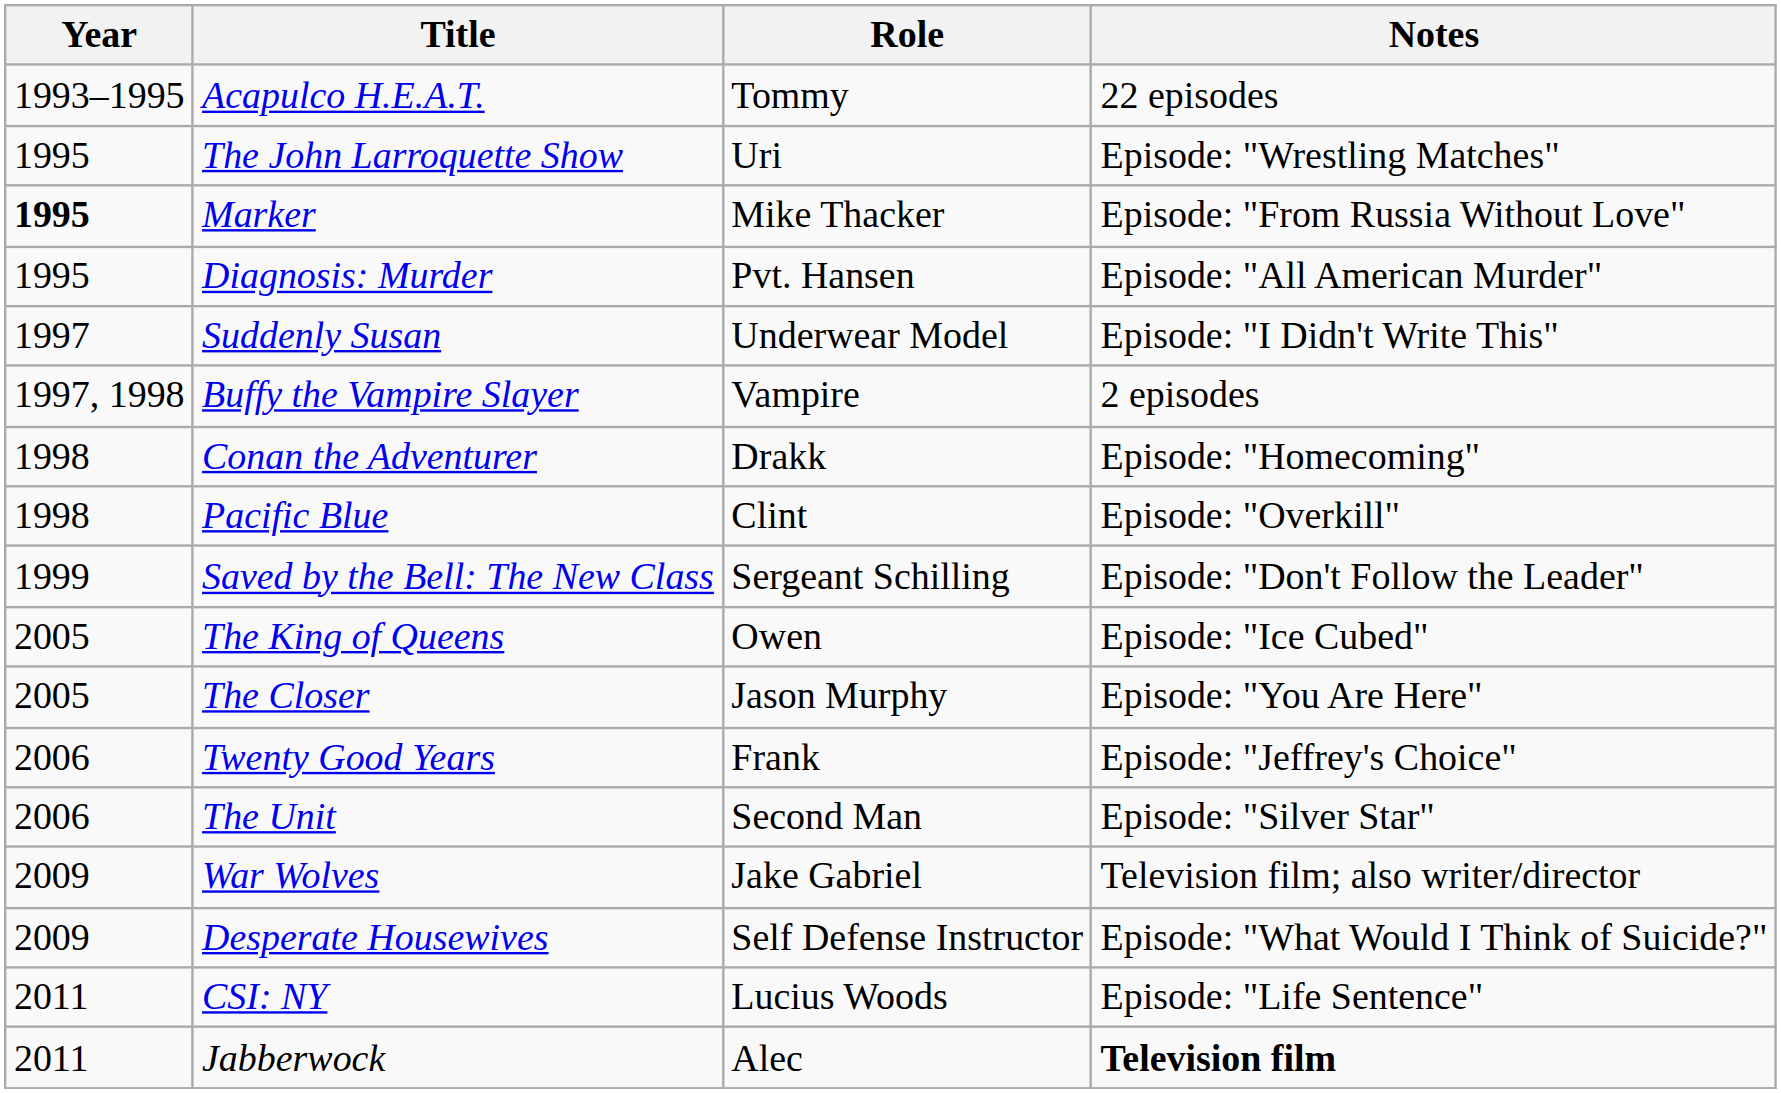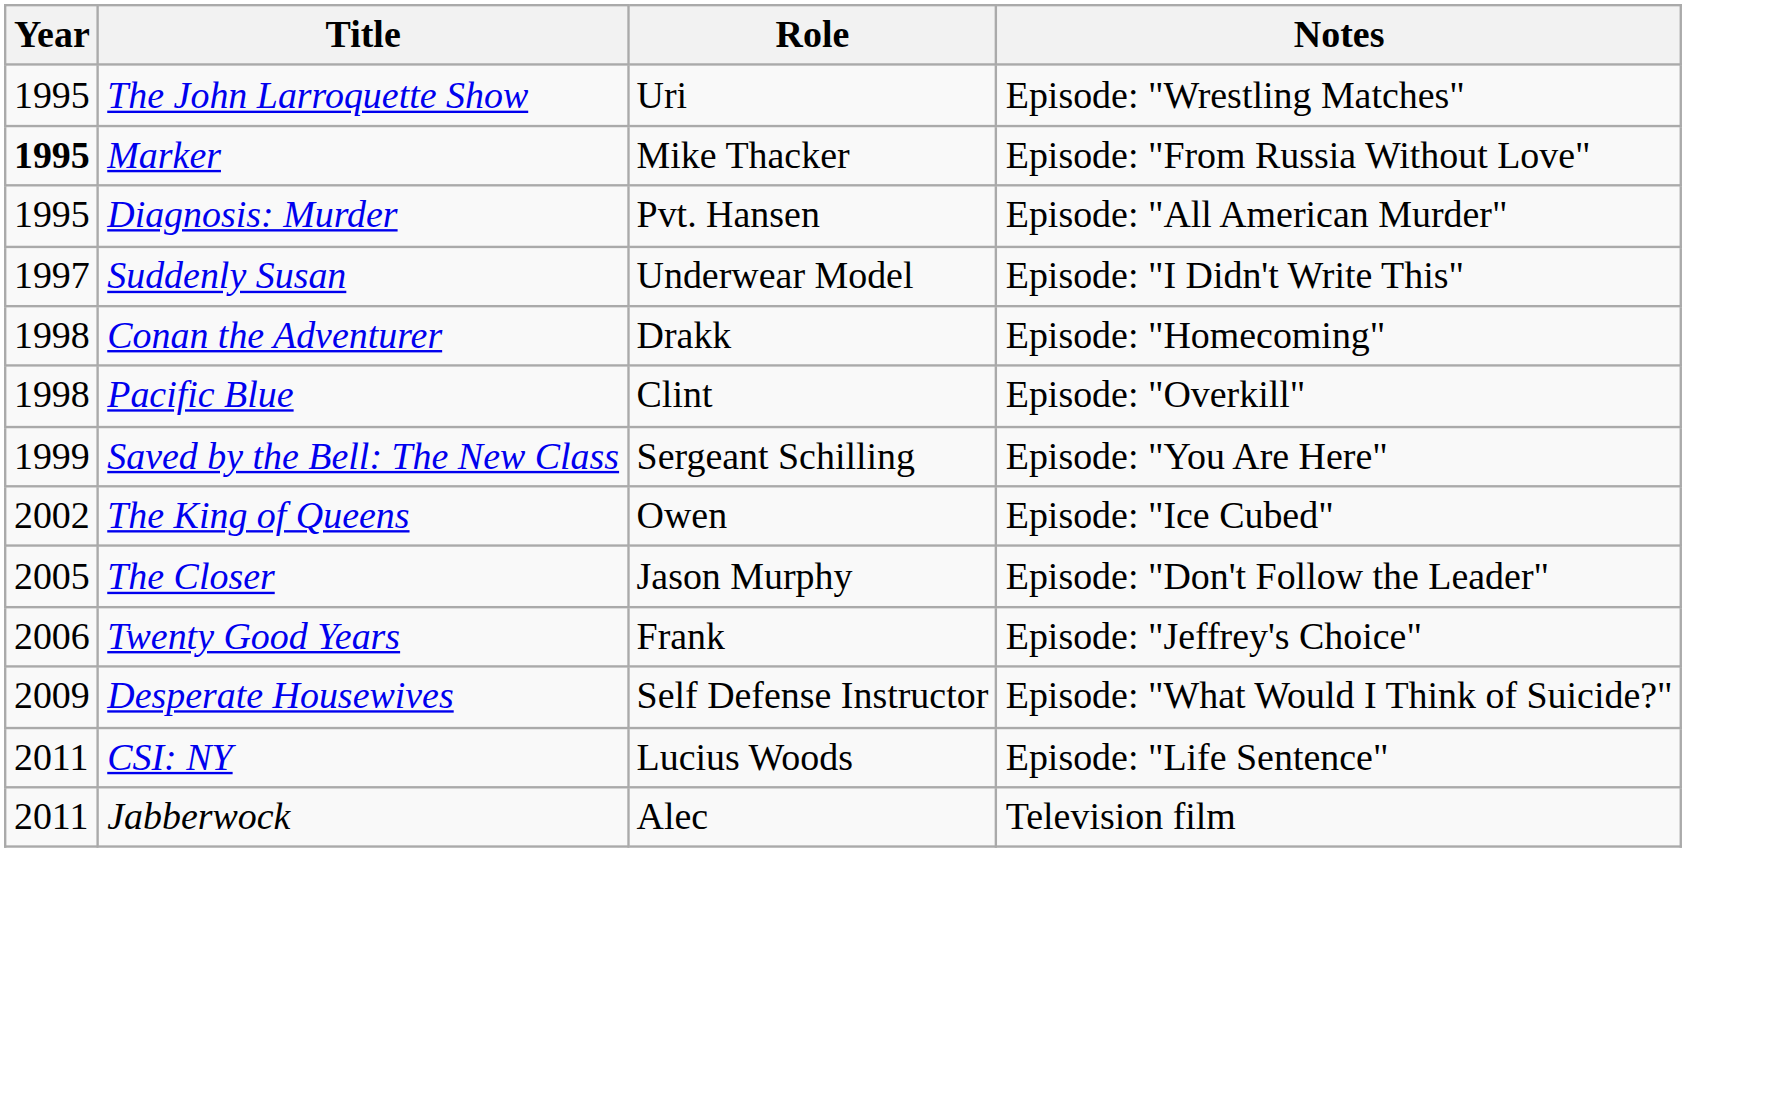- row: (343, 94)
- row: (390, 395)
(1372, 575) Episode: "Don't Follow the Leader" -> (1197, 455) Episode: "You Are Here"
(52, 635) 2005 -> (52, 515) 2002
(1292, 696) Episode: "You Are Here" -> (1277, 575) Episode: "Don't Follow the Leader"
- row: (269, 816)
- row: (291, 876)
(1218, 1056) bold -> (1121, 816) normal
